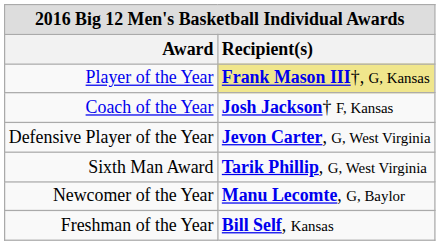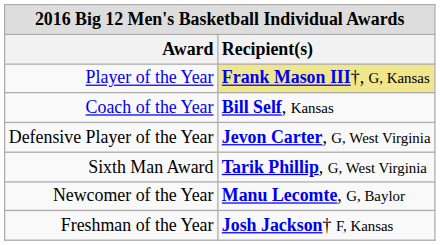(308, 107) Josh Jackson† F, Kansas -> (278, 107) Bill Self, Kansas
(278, 225) Bill Self, Kansas -> (308, 225) Josh Jackson† F, Kansas
